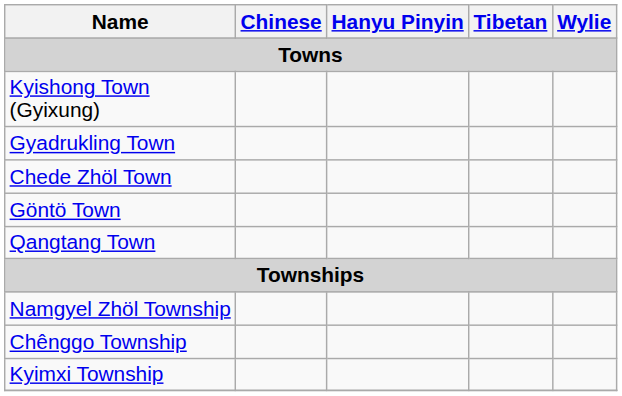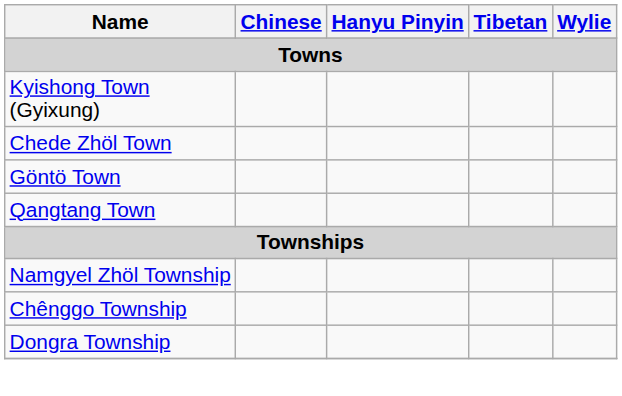- row: (92, 144)
+ row: (90, 342)
- row: (87, 375)
